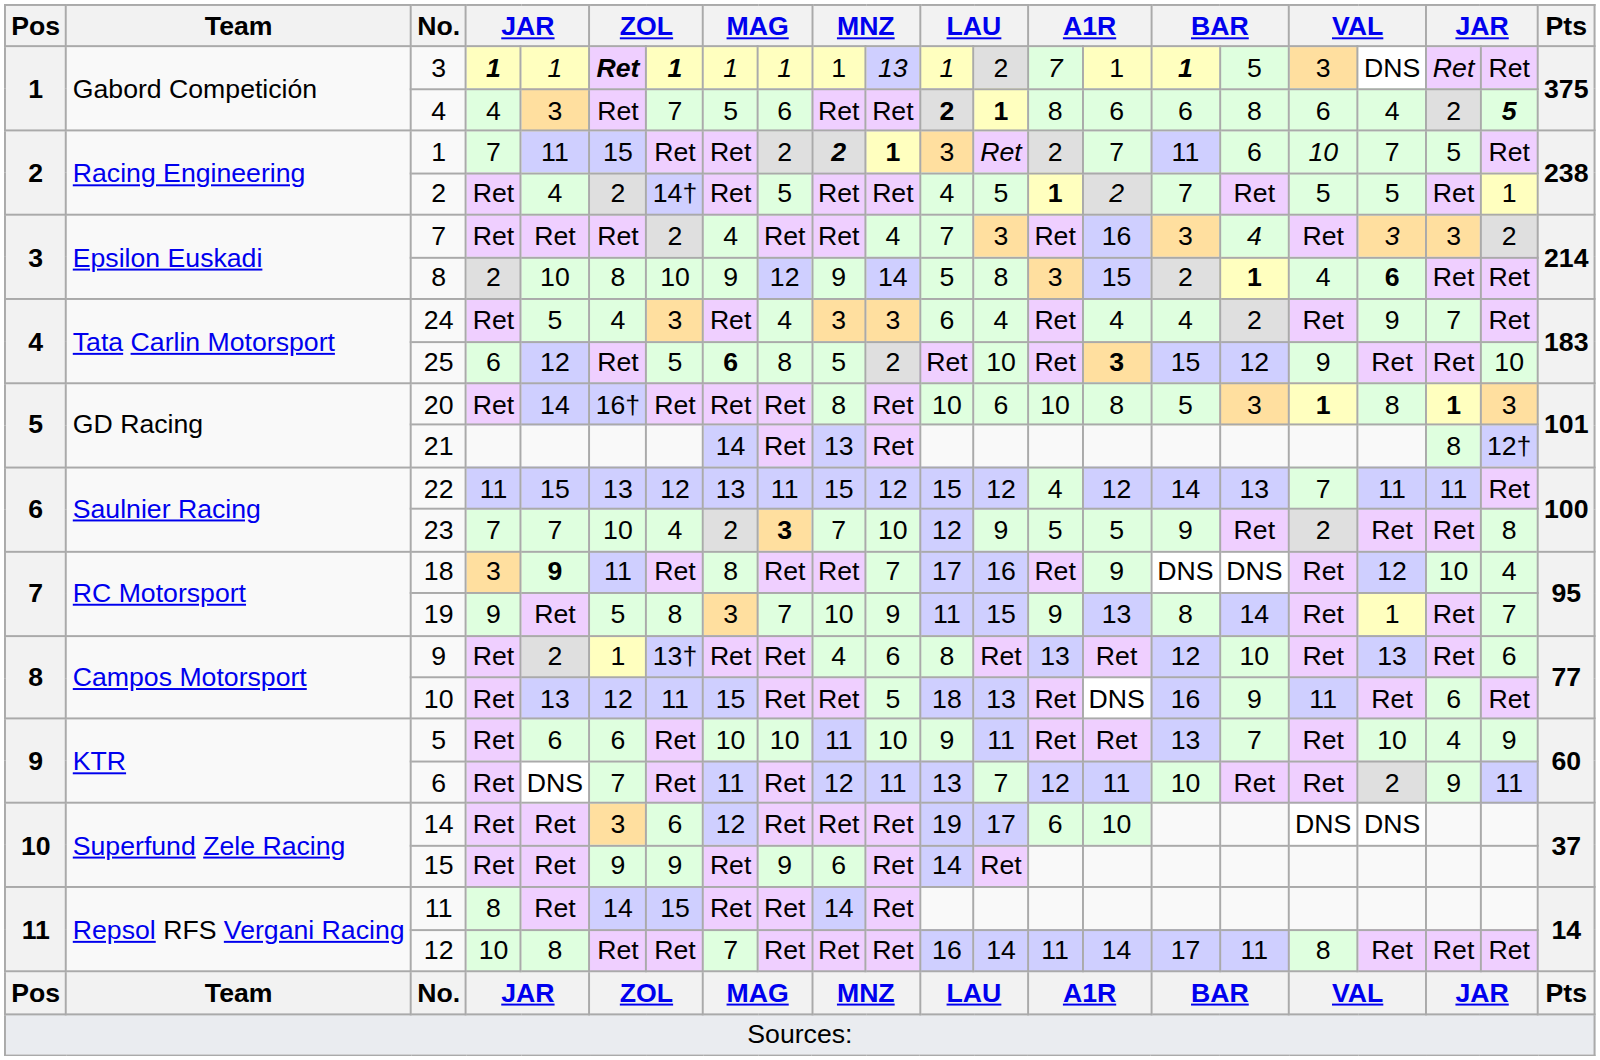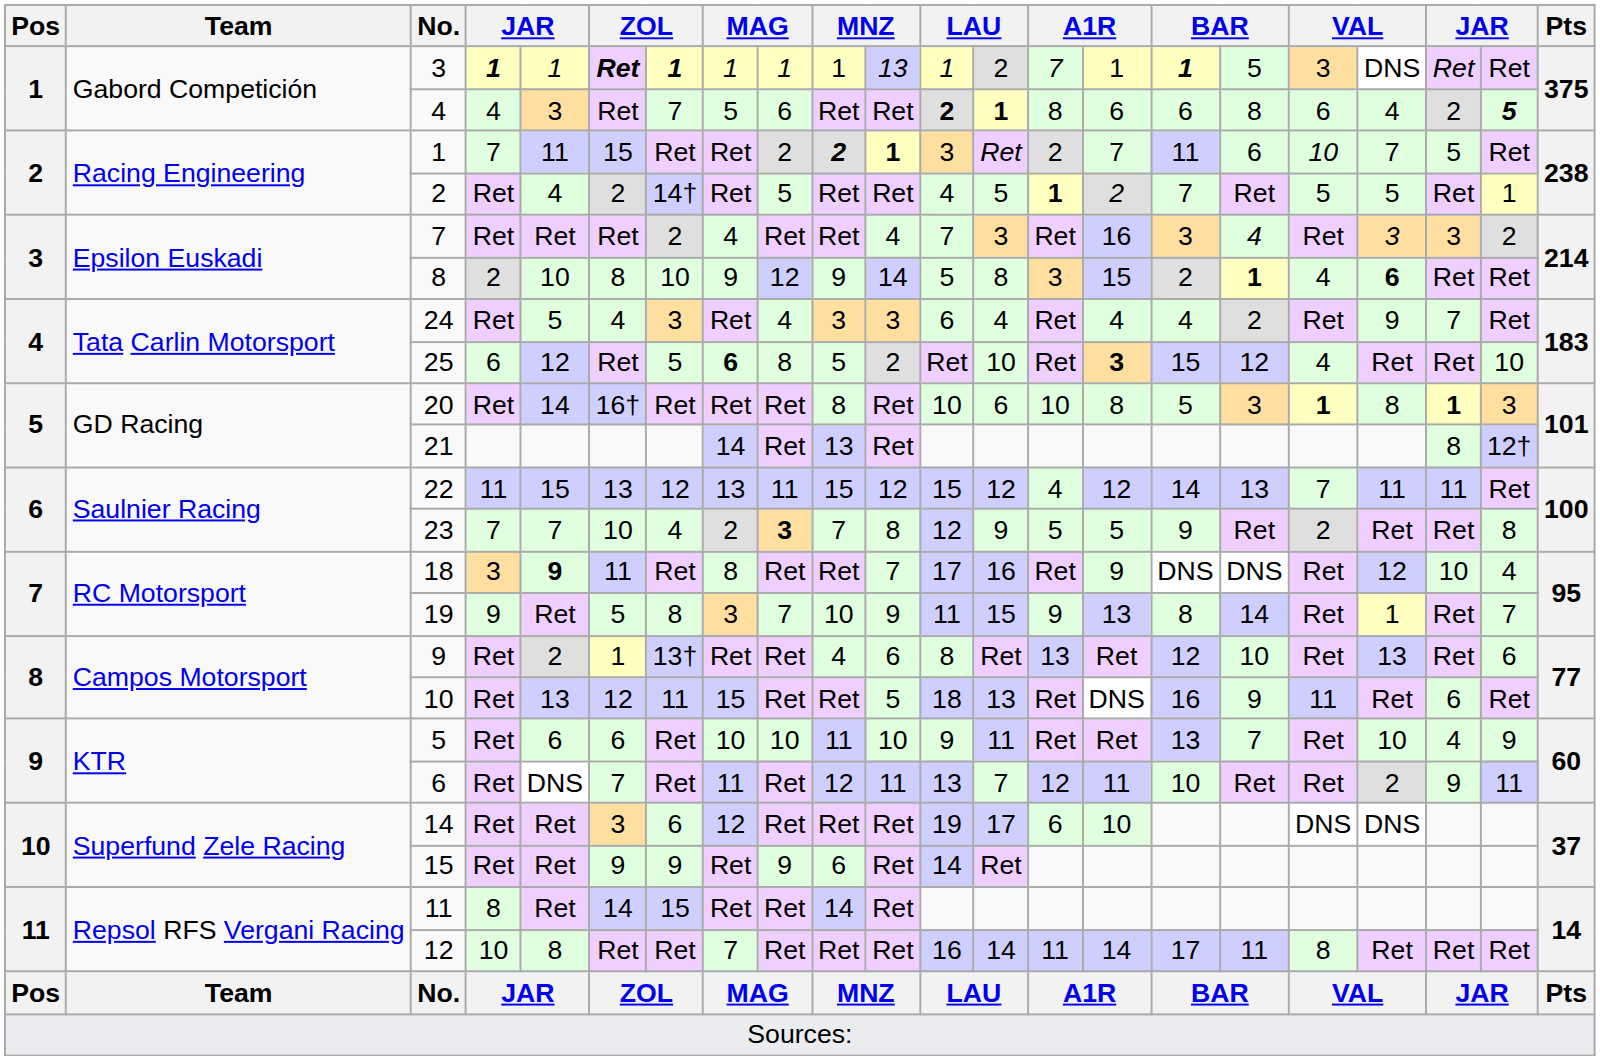(1323, 362) 9 -> (1323, 362) 4
(893, 530) 10 -> (893, 530) 8
